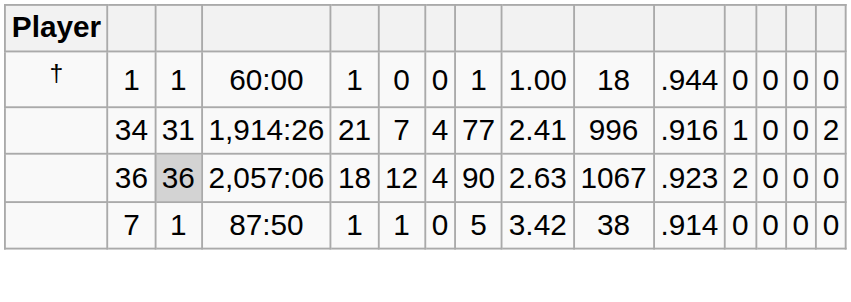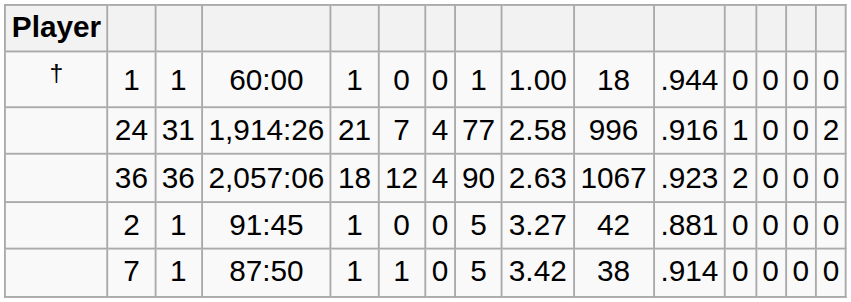(131, 130) 34 -> (131, 130) 24
(538, 130) 2.41 -> (538, 130) 2.58
(178, 177) lightgrey background -> (178, 177) no background
+ row: (266, 224)
